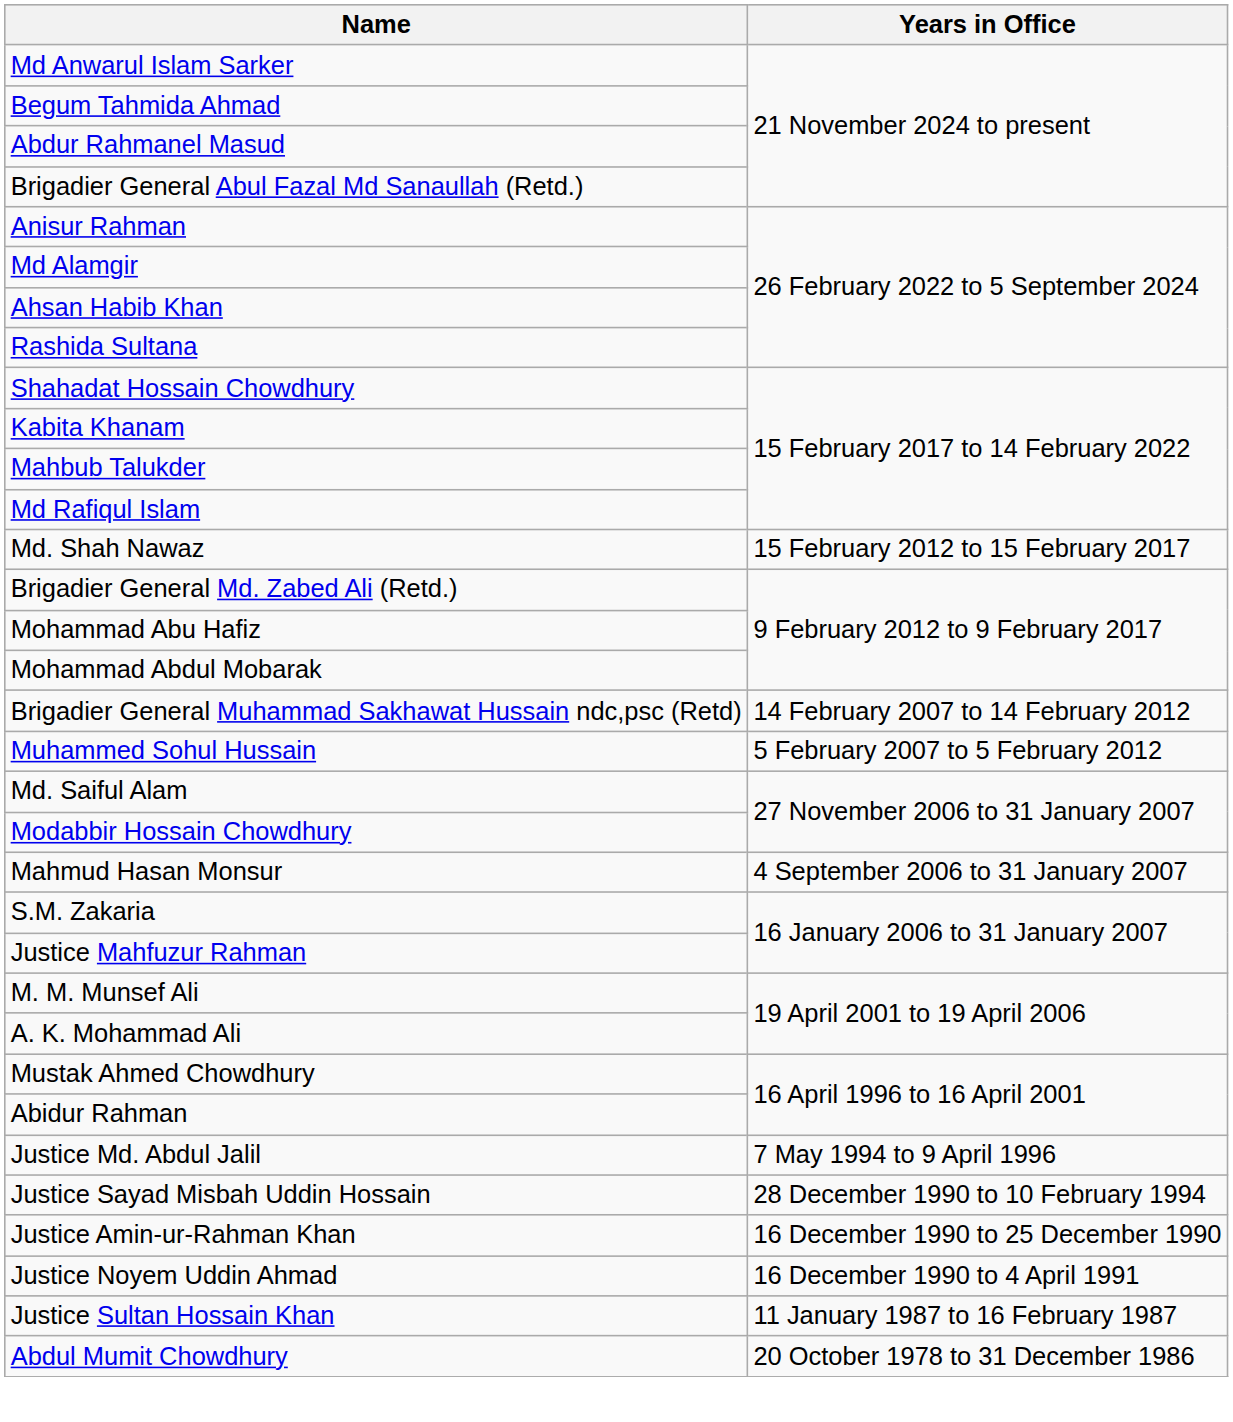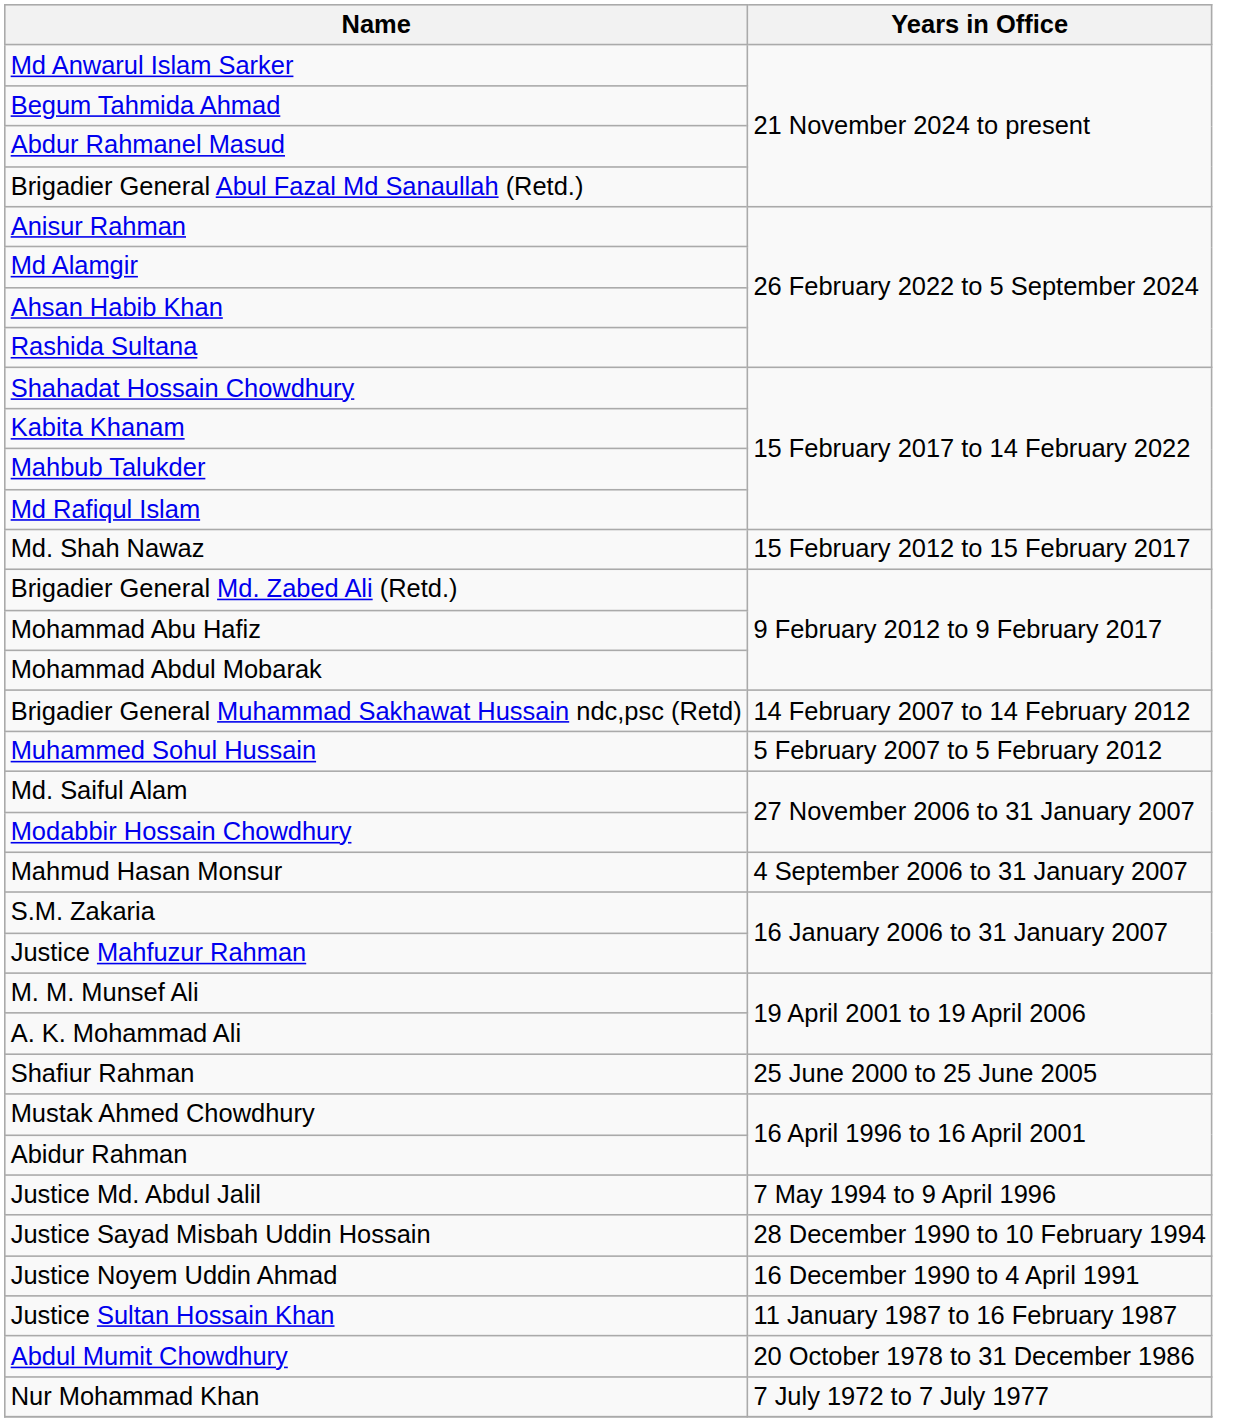+ row: (103, 1073)
- row: (183, 1235)
+ row: (135, 1396)
